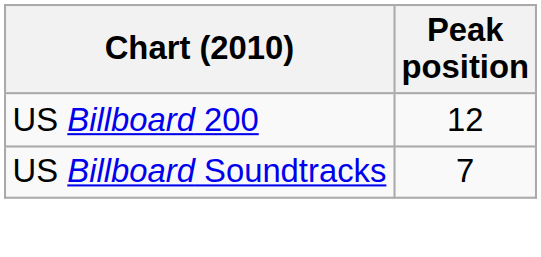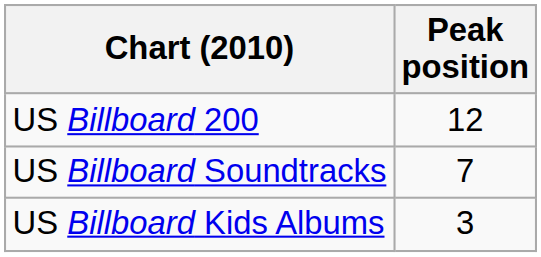+ row: (199, 223)
